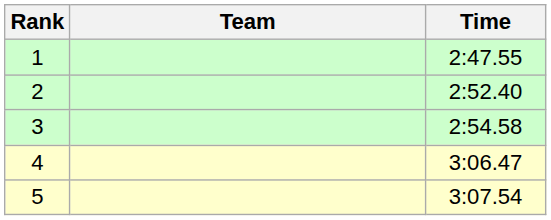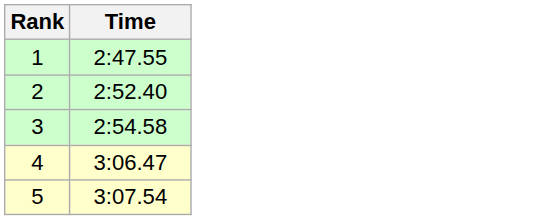- column: (248, 22)
